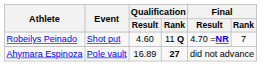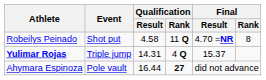(145, 40) 4.60 -> (150, 40) 4.58
(244, 40) 7 -> (248, 40) 8
+ row: (36, 54)
(145, 54) 16.89 -> (150, 68) 16.44
